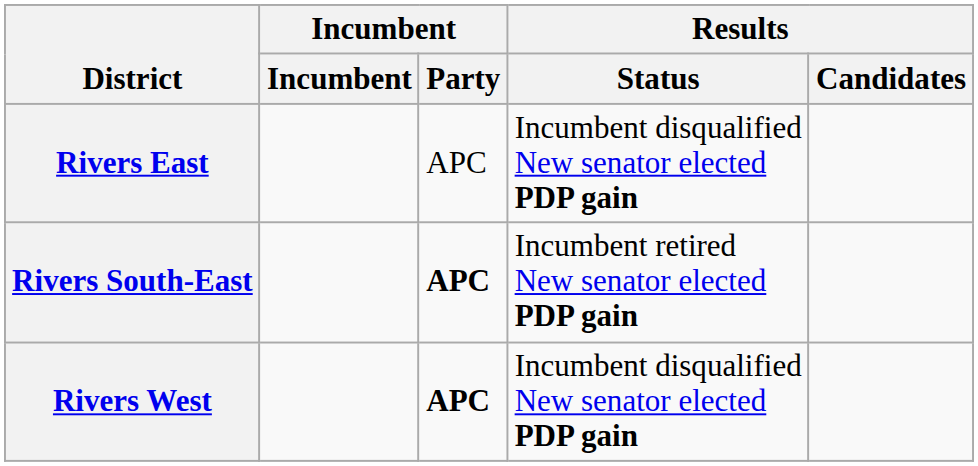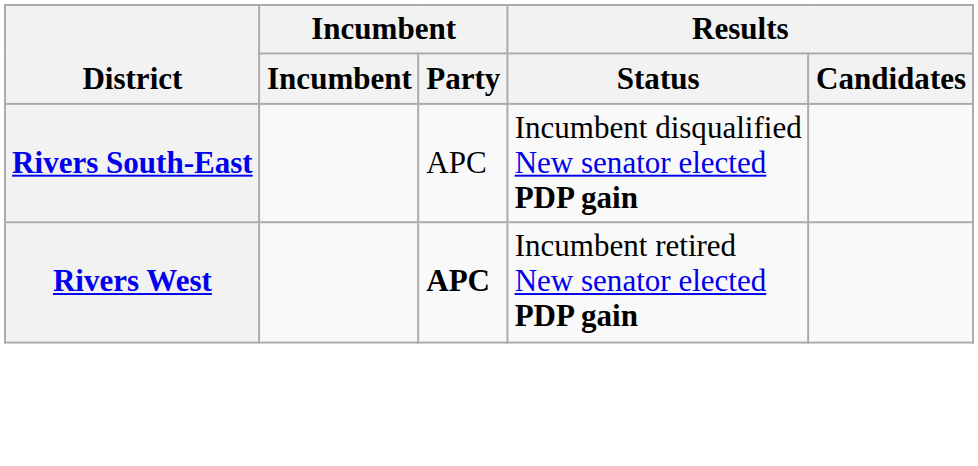- row: (132, 162)
(458, 281) bold -> (456, 162) normal
(640, 281) Incumbent retired New senator elected PDP gain -> (658, 162) Incumbent disqualified New senator elected PDP gain
(658, 400) Incumbent disqualified New senator elected PDP gain -> (640, 281) Incumbent retired New senator elected PDP gain
